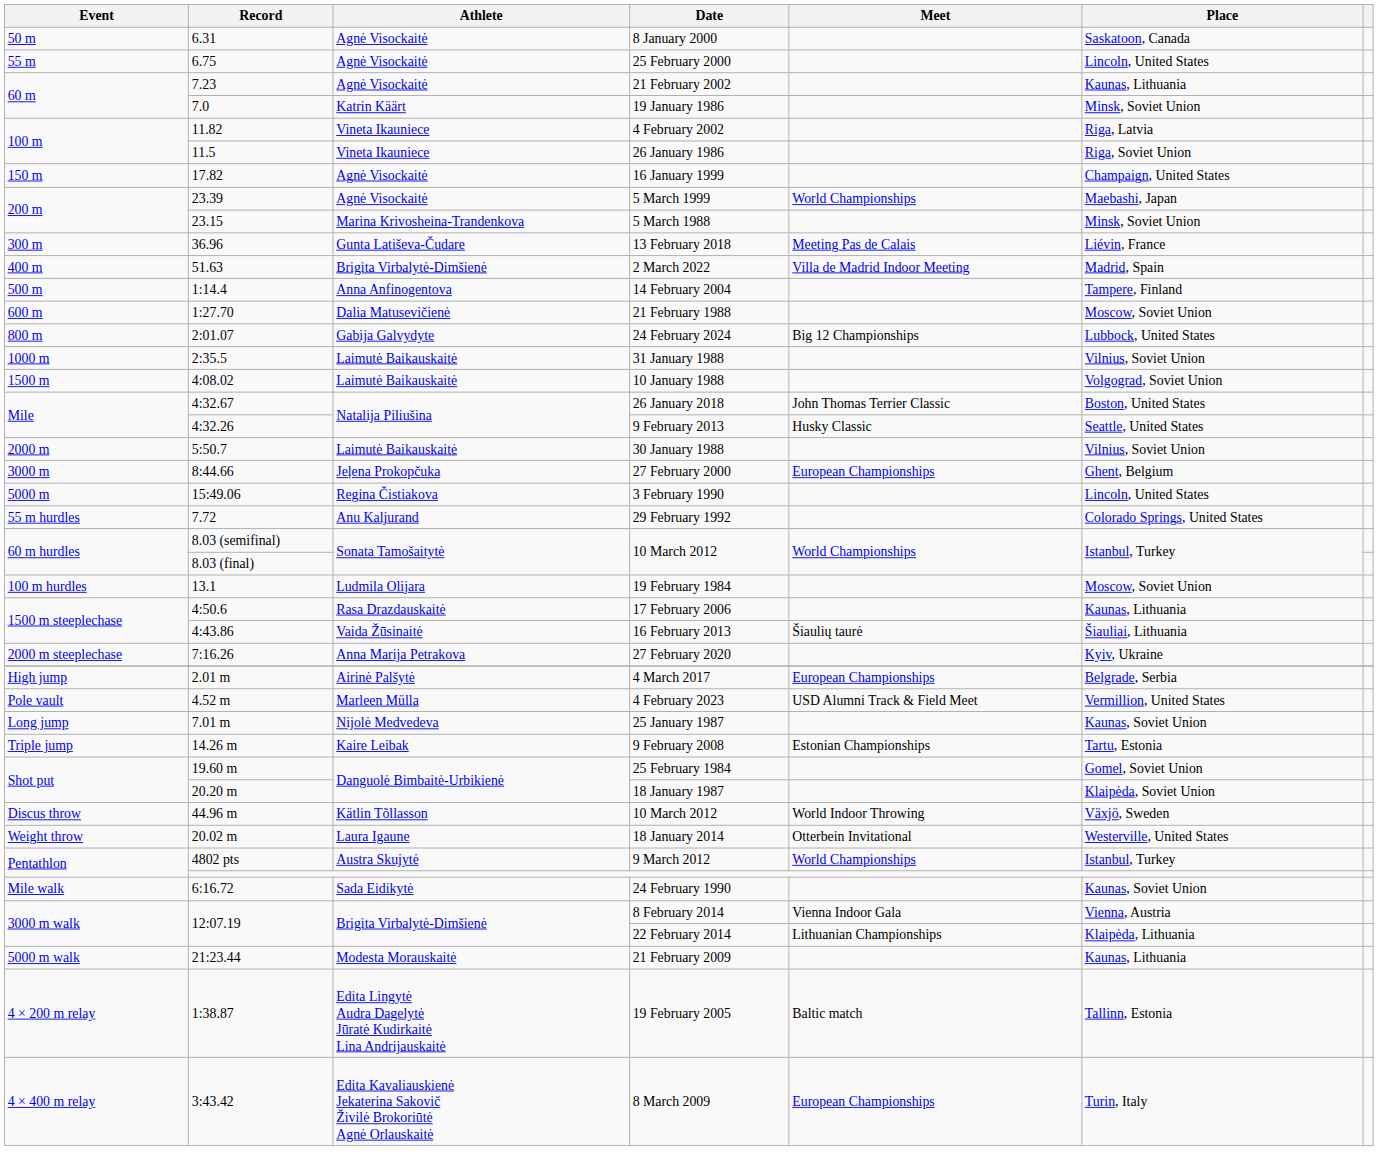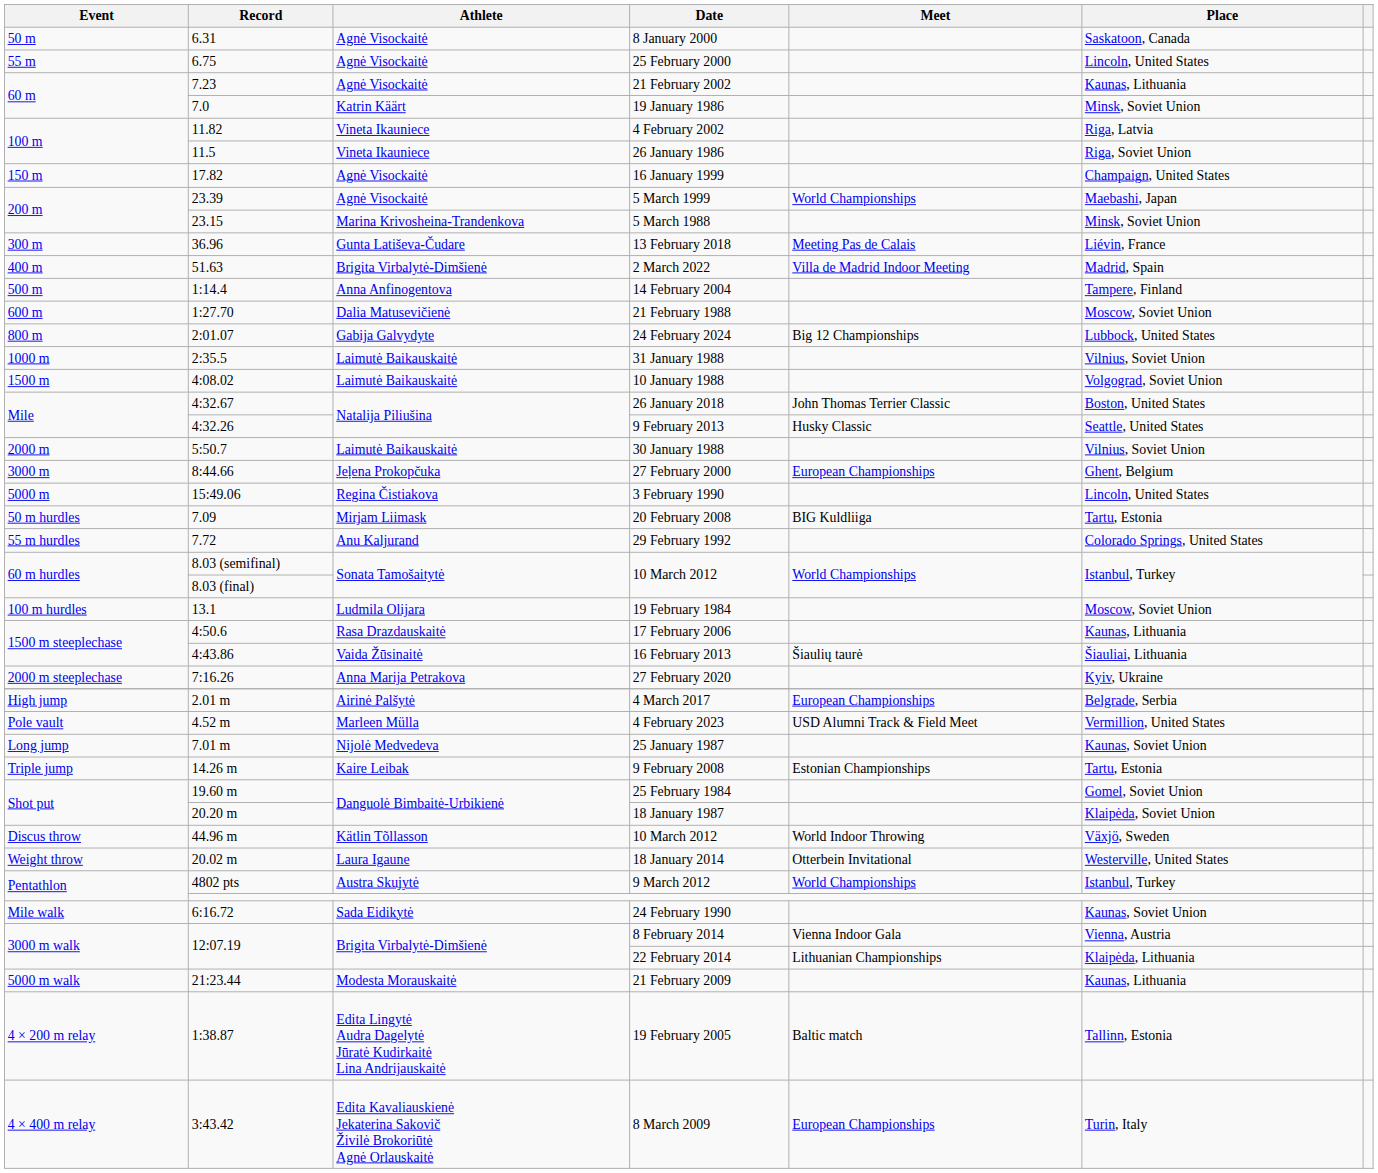+ row: (204, 517)
